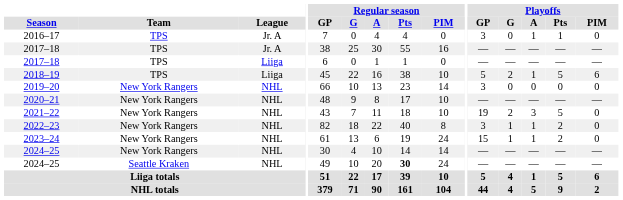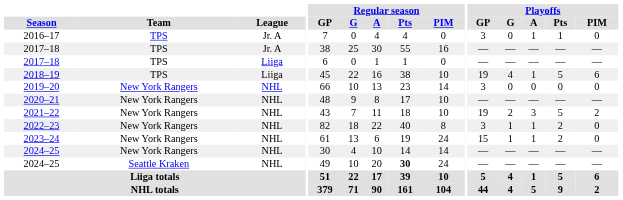(483, 74) 5 -> (483, 74) 19
(510, 74) 2 -> (510, 74) 4
(597, 112) 0 -> (597, 112) 2
